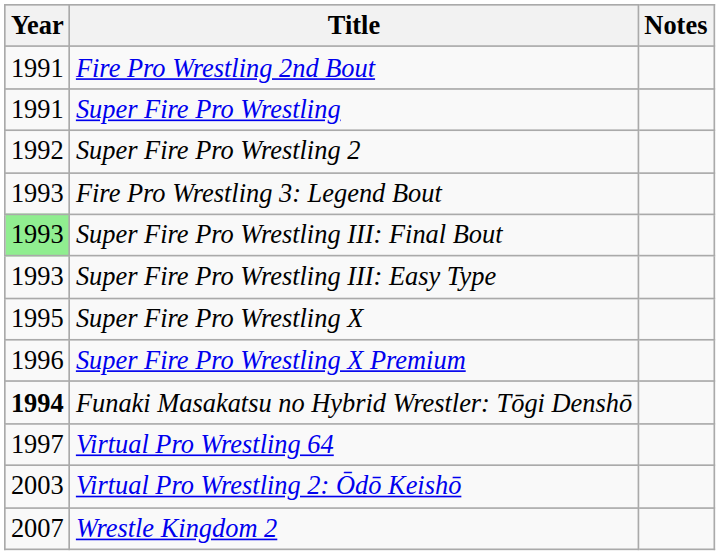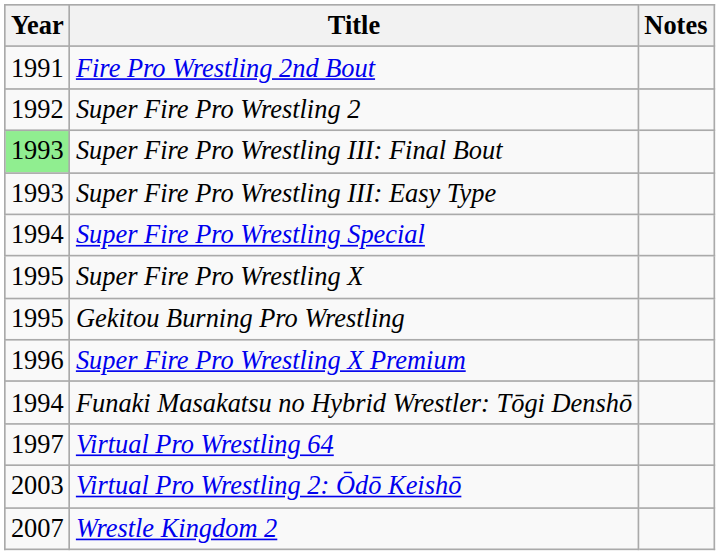- row: (208, 109)
- row: (259, 192)
+ row: (250, 234)
+ row: (240, 318)
(37, 402) bold -> (37, 402) normal
